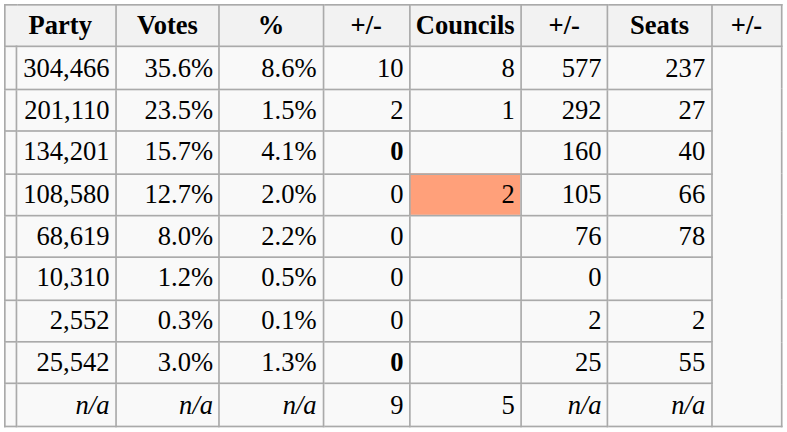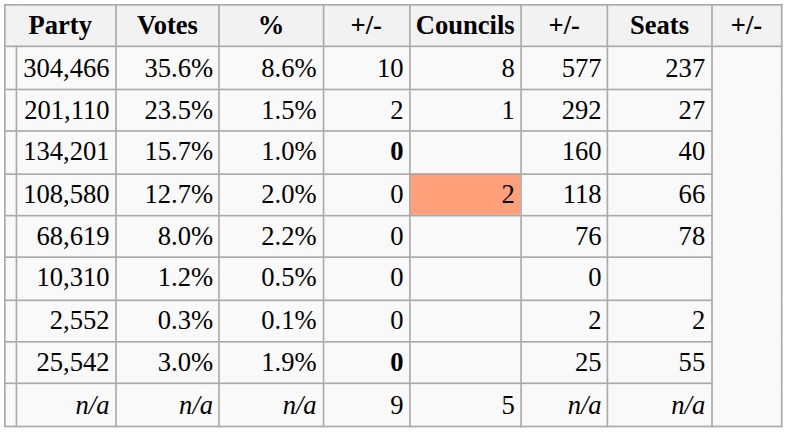(289, 151) 4.1% -> (289, 151) 1.0%
(582, 194) 105 -> (582, 194) 118
(289, 362) 1.3% -> (289, 362) 1.9%
